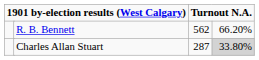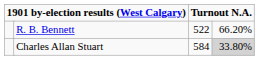(201, 30) 562 -> (201, 30) 522
(201, 47) 287 -> (201, 47) 584
